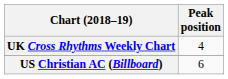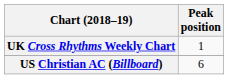(201, 45) 4 -> (201, 45) 1
